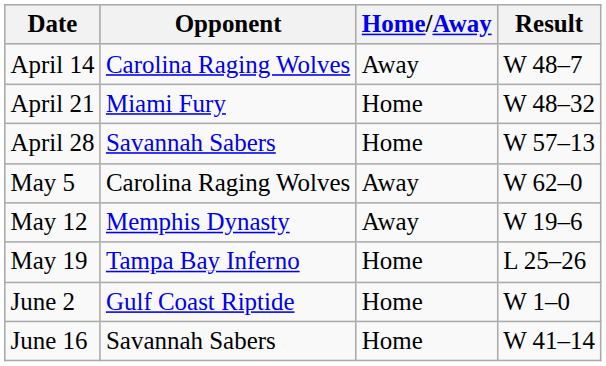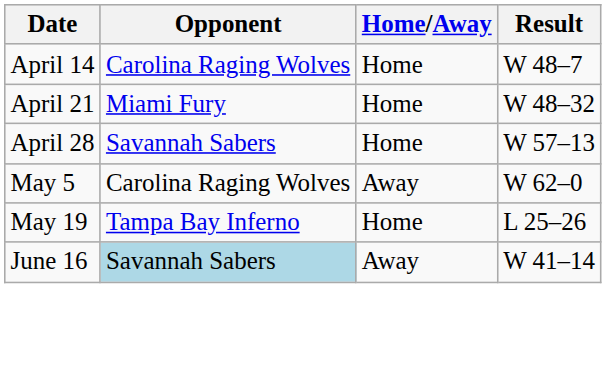(390, 63) Away -> (392, 63) Home
- row: (49, 222)
- row: (43, 301)
(191, 340) no background -> (191, 261) lightblue background
(392, 340) Home -> (390, 261) Away
